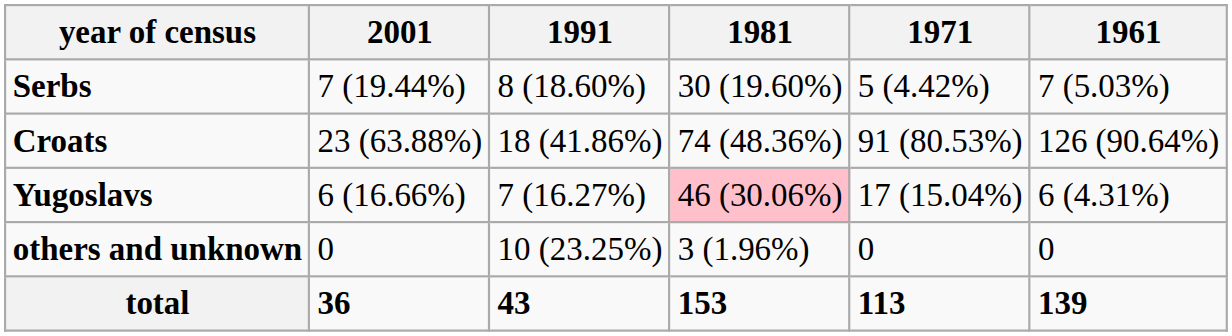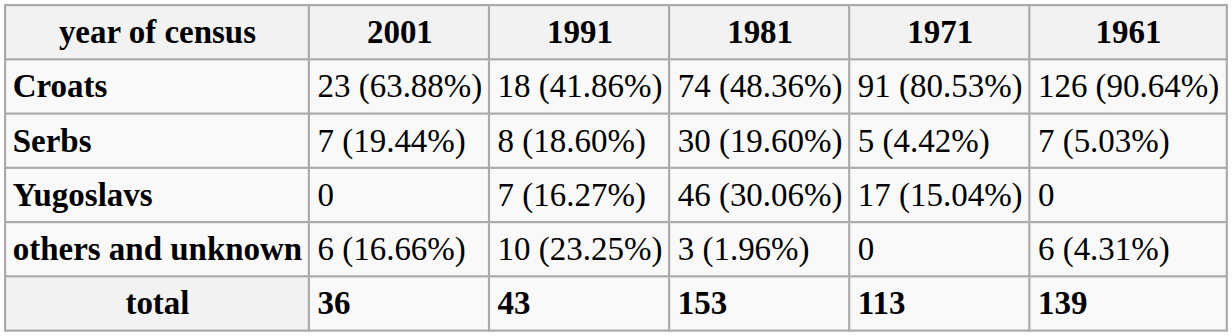rows swapped: (60, 140) <-> (52, 86)
(392, 195) 6 (16.66%) -> (326, 195) 0
(760, 195) pink background -> (760, 195) no background
(1104, 195) 6 (4.31%) -> (1046, 195) 0
(326, 249) 0 -> (392, 249) 6 (16.66%)
(1046, 249) 0 -> (1104, 249) 6 (4.31%)
